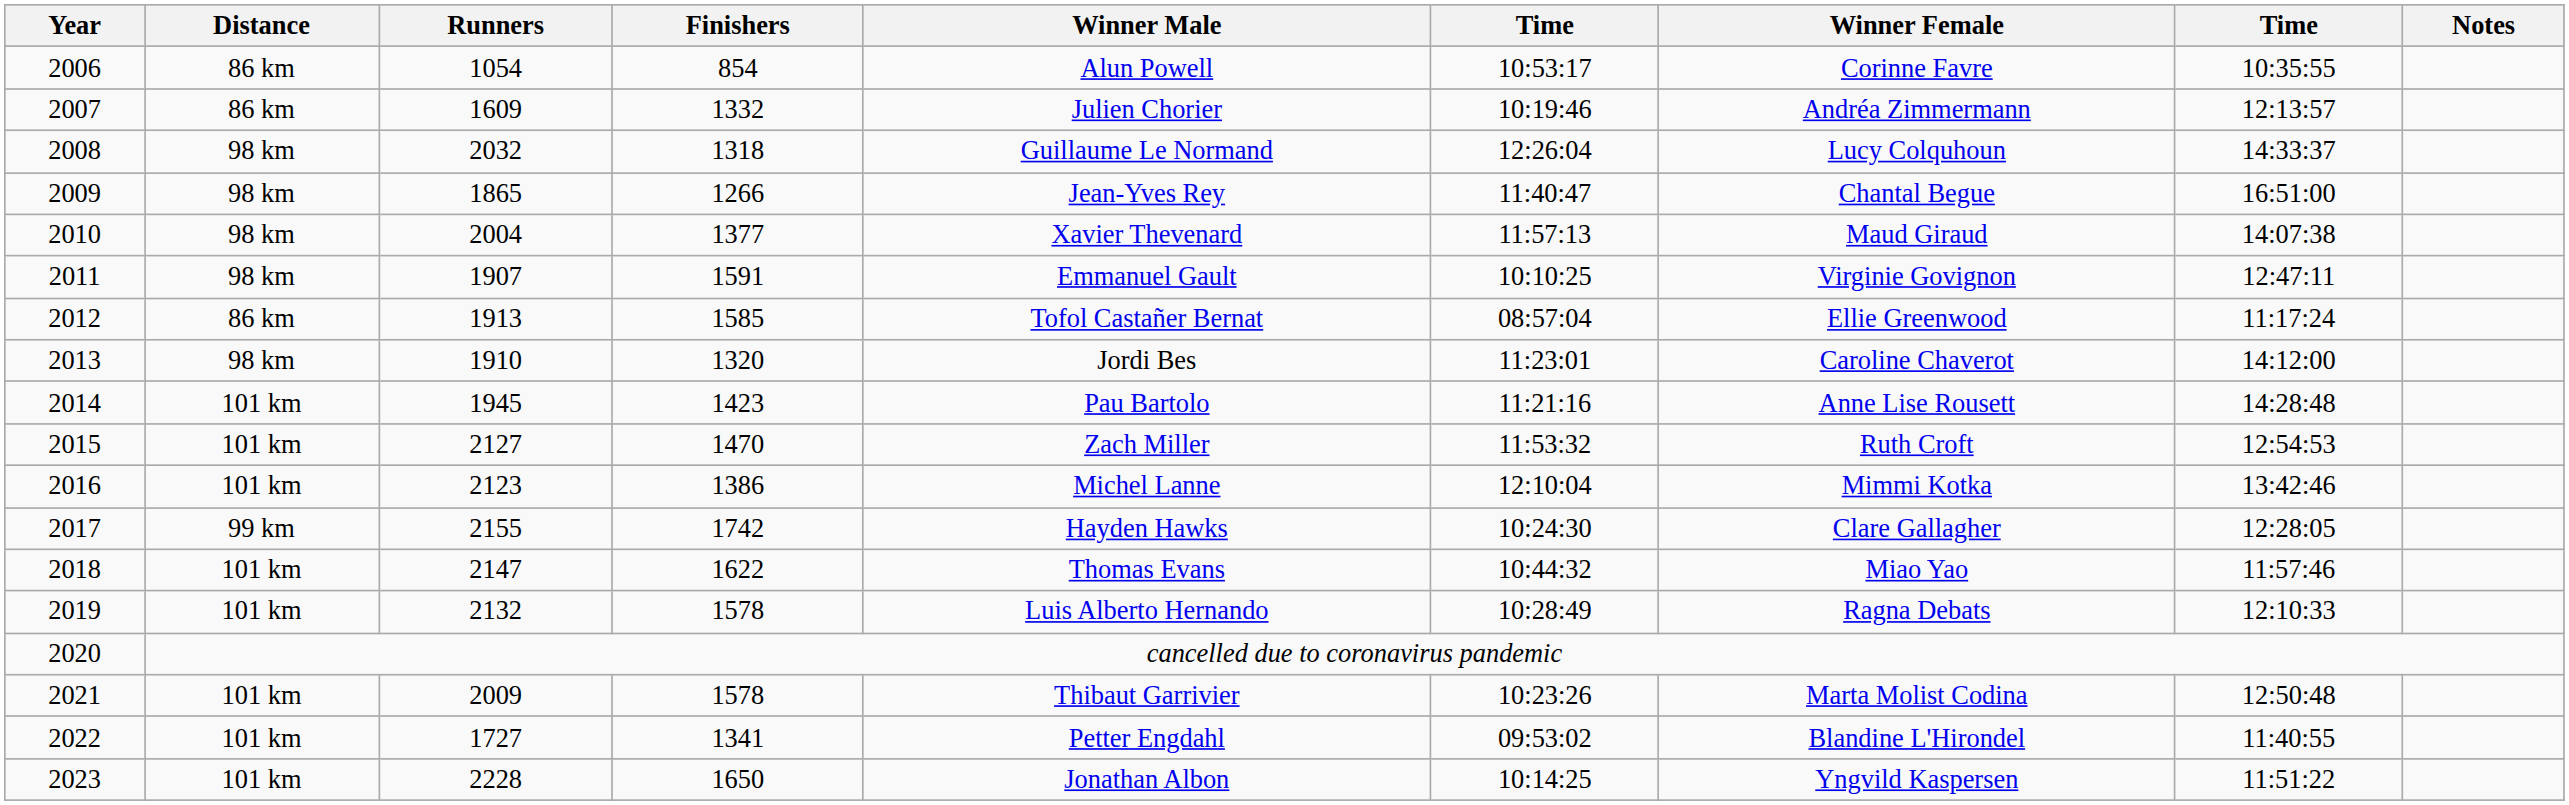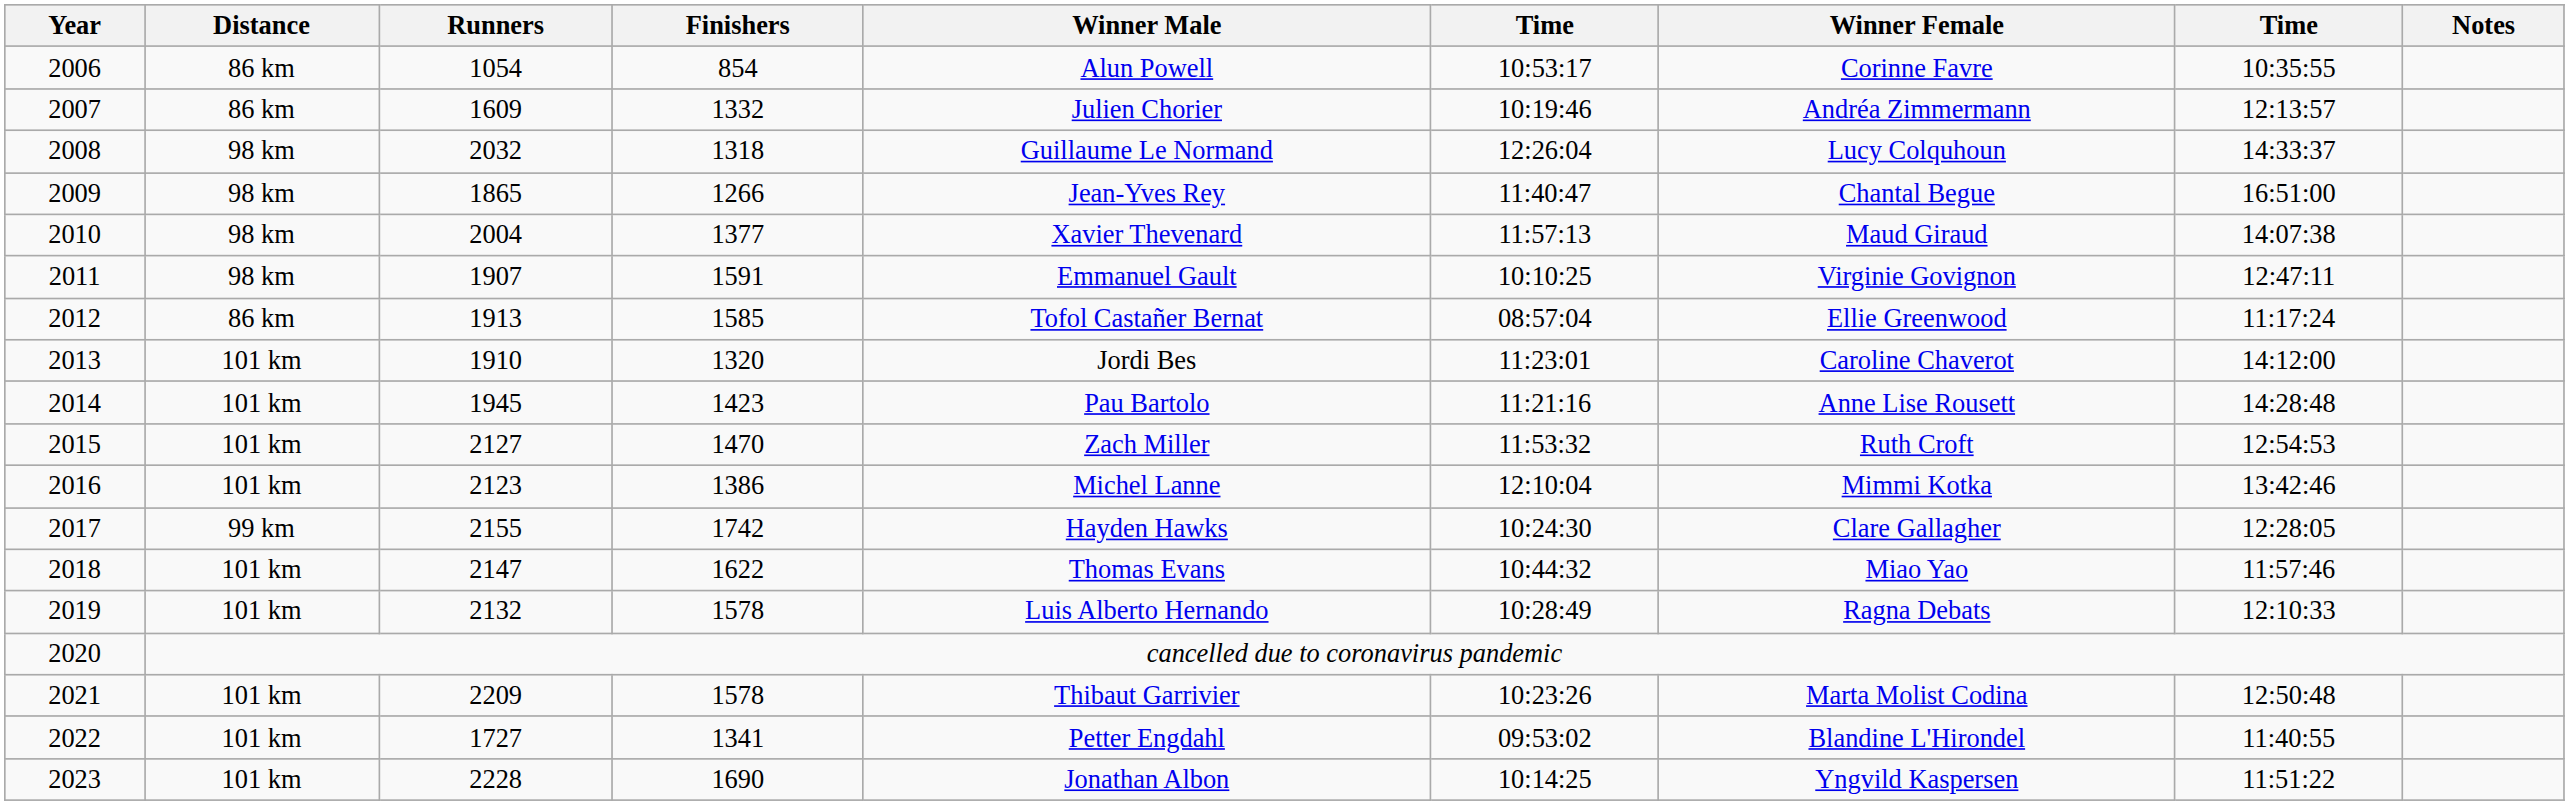(261, 360) 98 km -> (261, 360) 101 km
(496, 695) 2009 -> (496, 695) 2209
(738, 779) 1650 -> (738, 779) 1690
